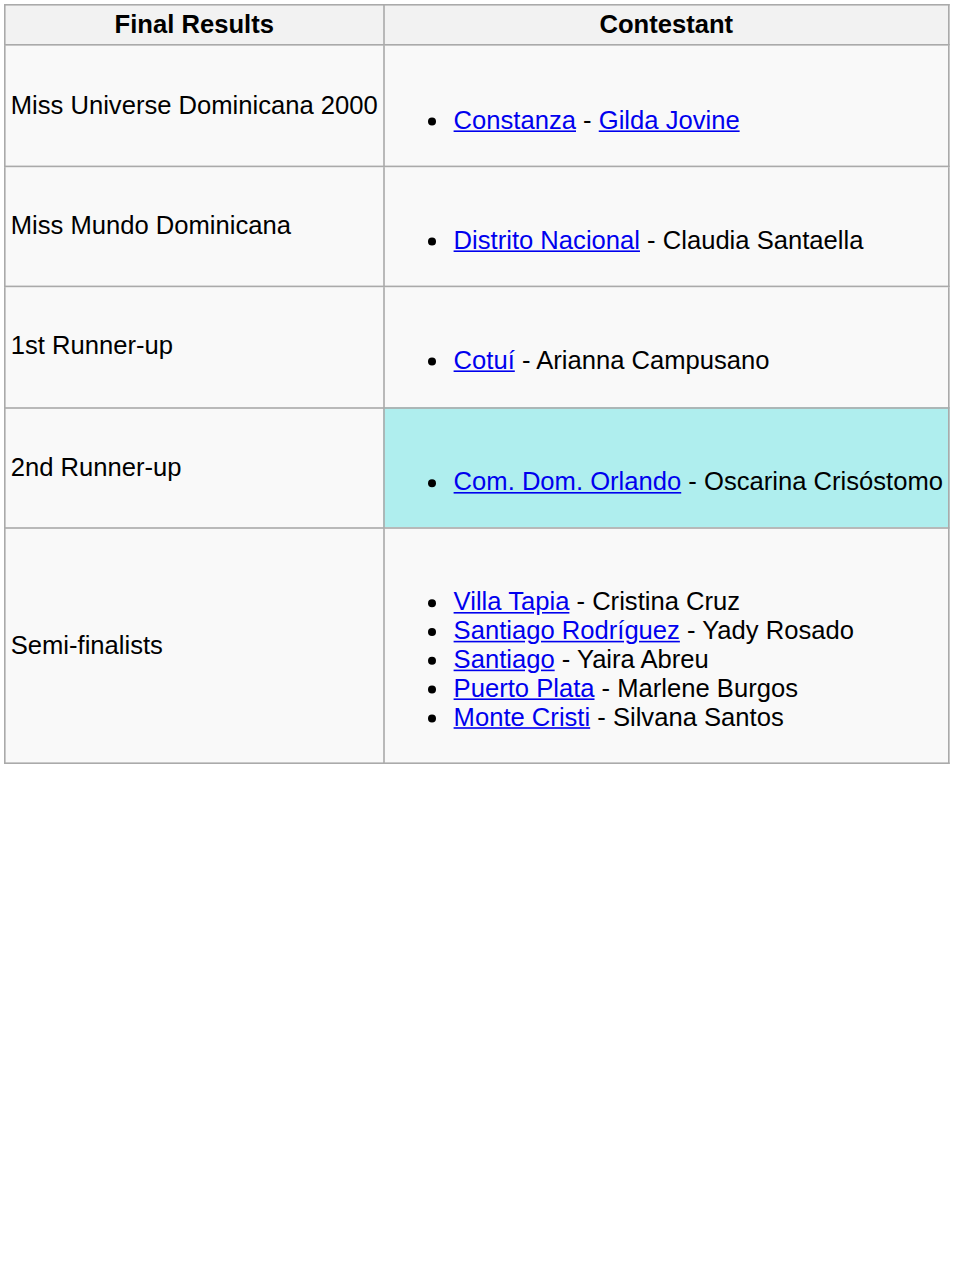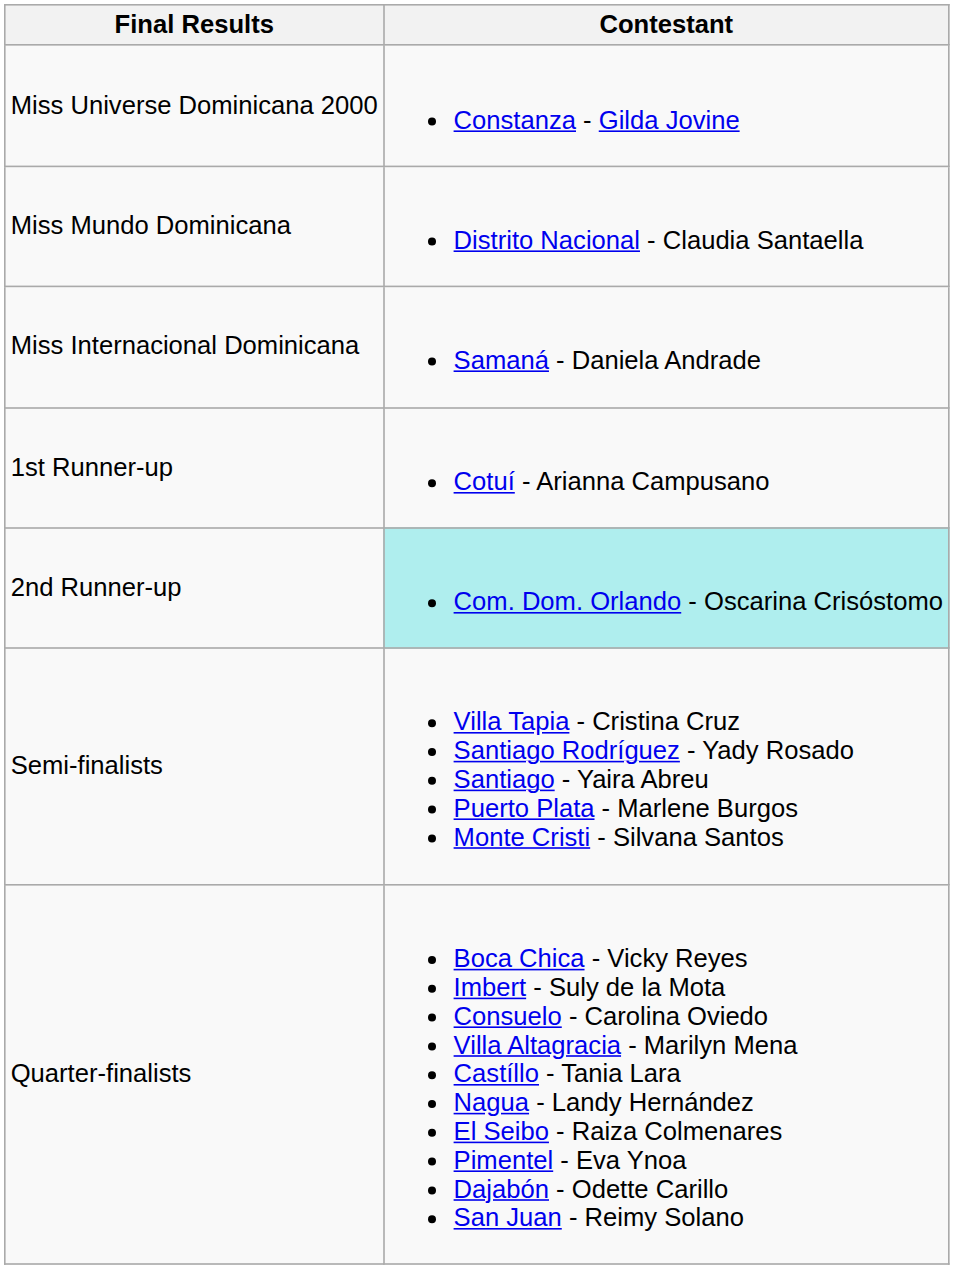+ row: (185, 346)
+ row: (101, 1073)
